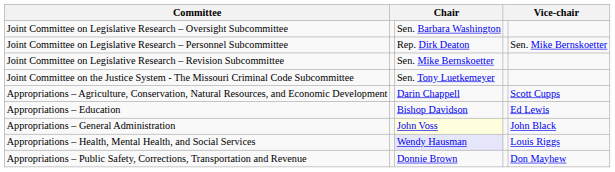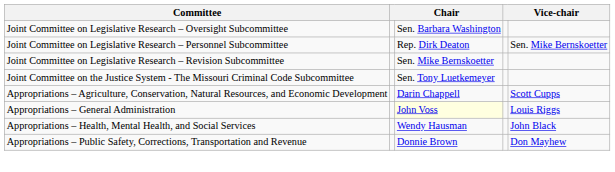- row: (64, 110)
(533, 126) John Black -> (535, 110) Louis Riggs
(432, 142) lavender background -> (432, 126) no background
(535, 142) Louis Riggs -> (533, 126) John Black
